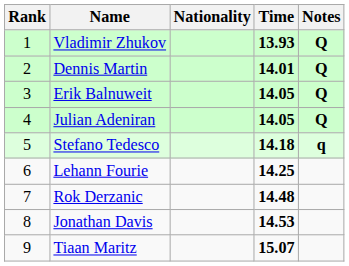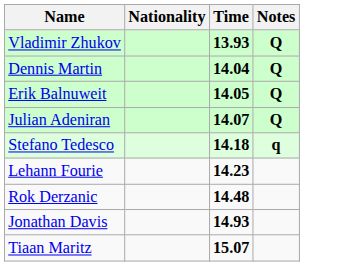- column: (27, 17)
(276, 68) 14.01 -> (231, 68) 14.04
(276, 119) 14.05 -> (231, 119) 14.07
(276, 171) 14.25 -> (231, 171) 14.23
(276, 222) 14.53 -> (231, 222) 14.93
